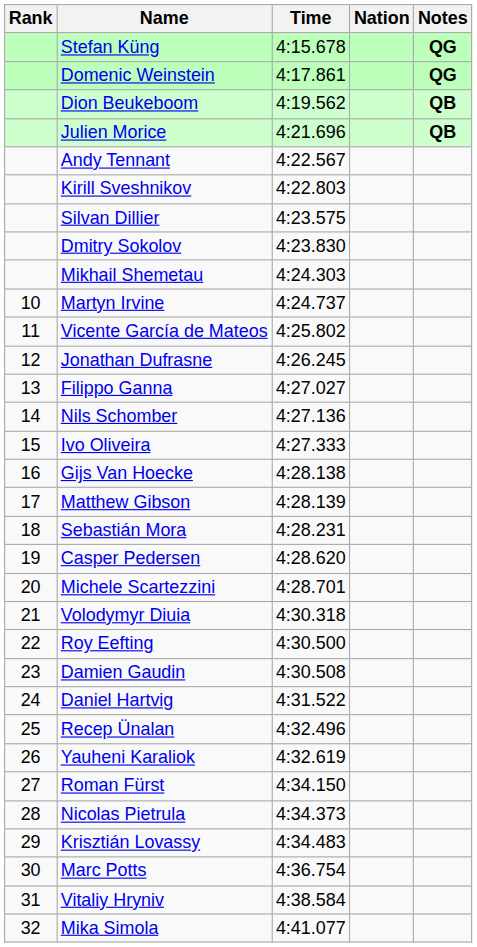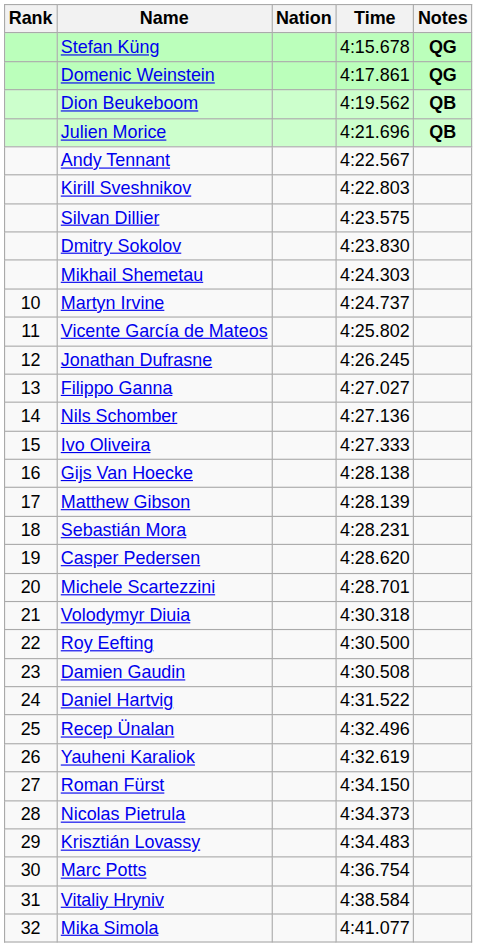columns swapped: (382, 18) <-> (311, 18)
